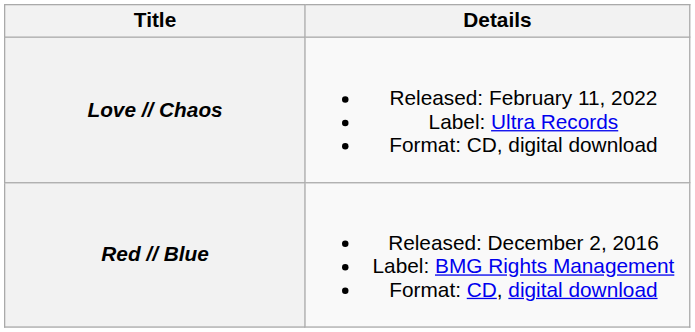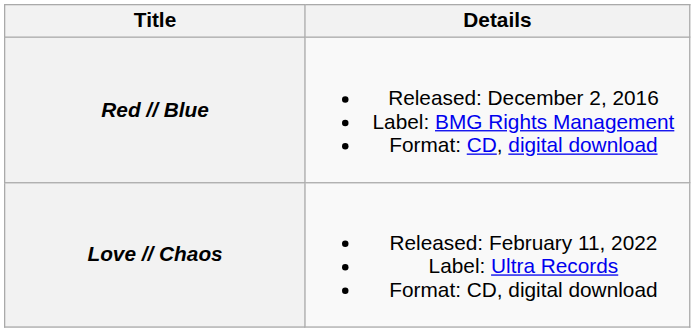rows swapped: (155, 254) <-> (155, 109)
